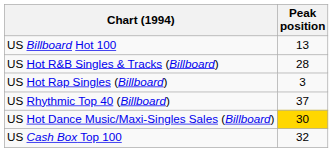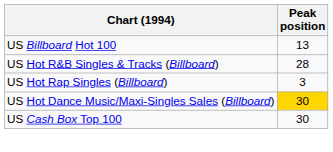- row: (88, 100)
(303, 138) 32 -> (303, 119) 30
